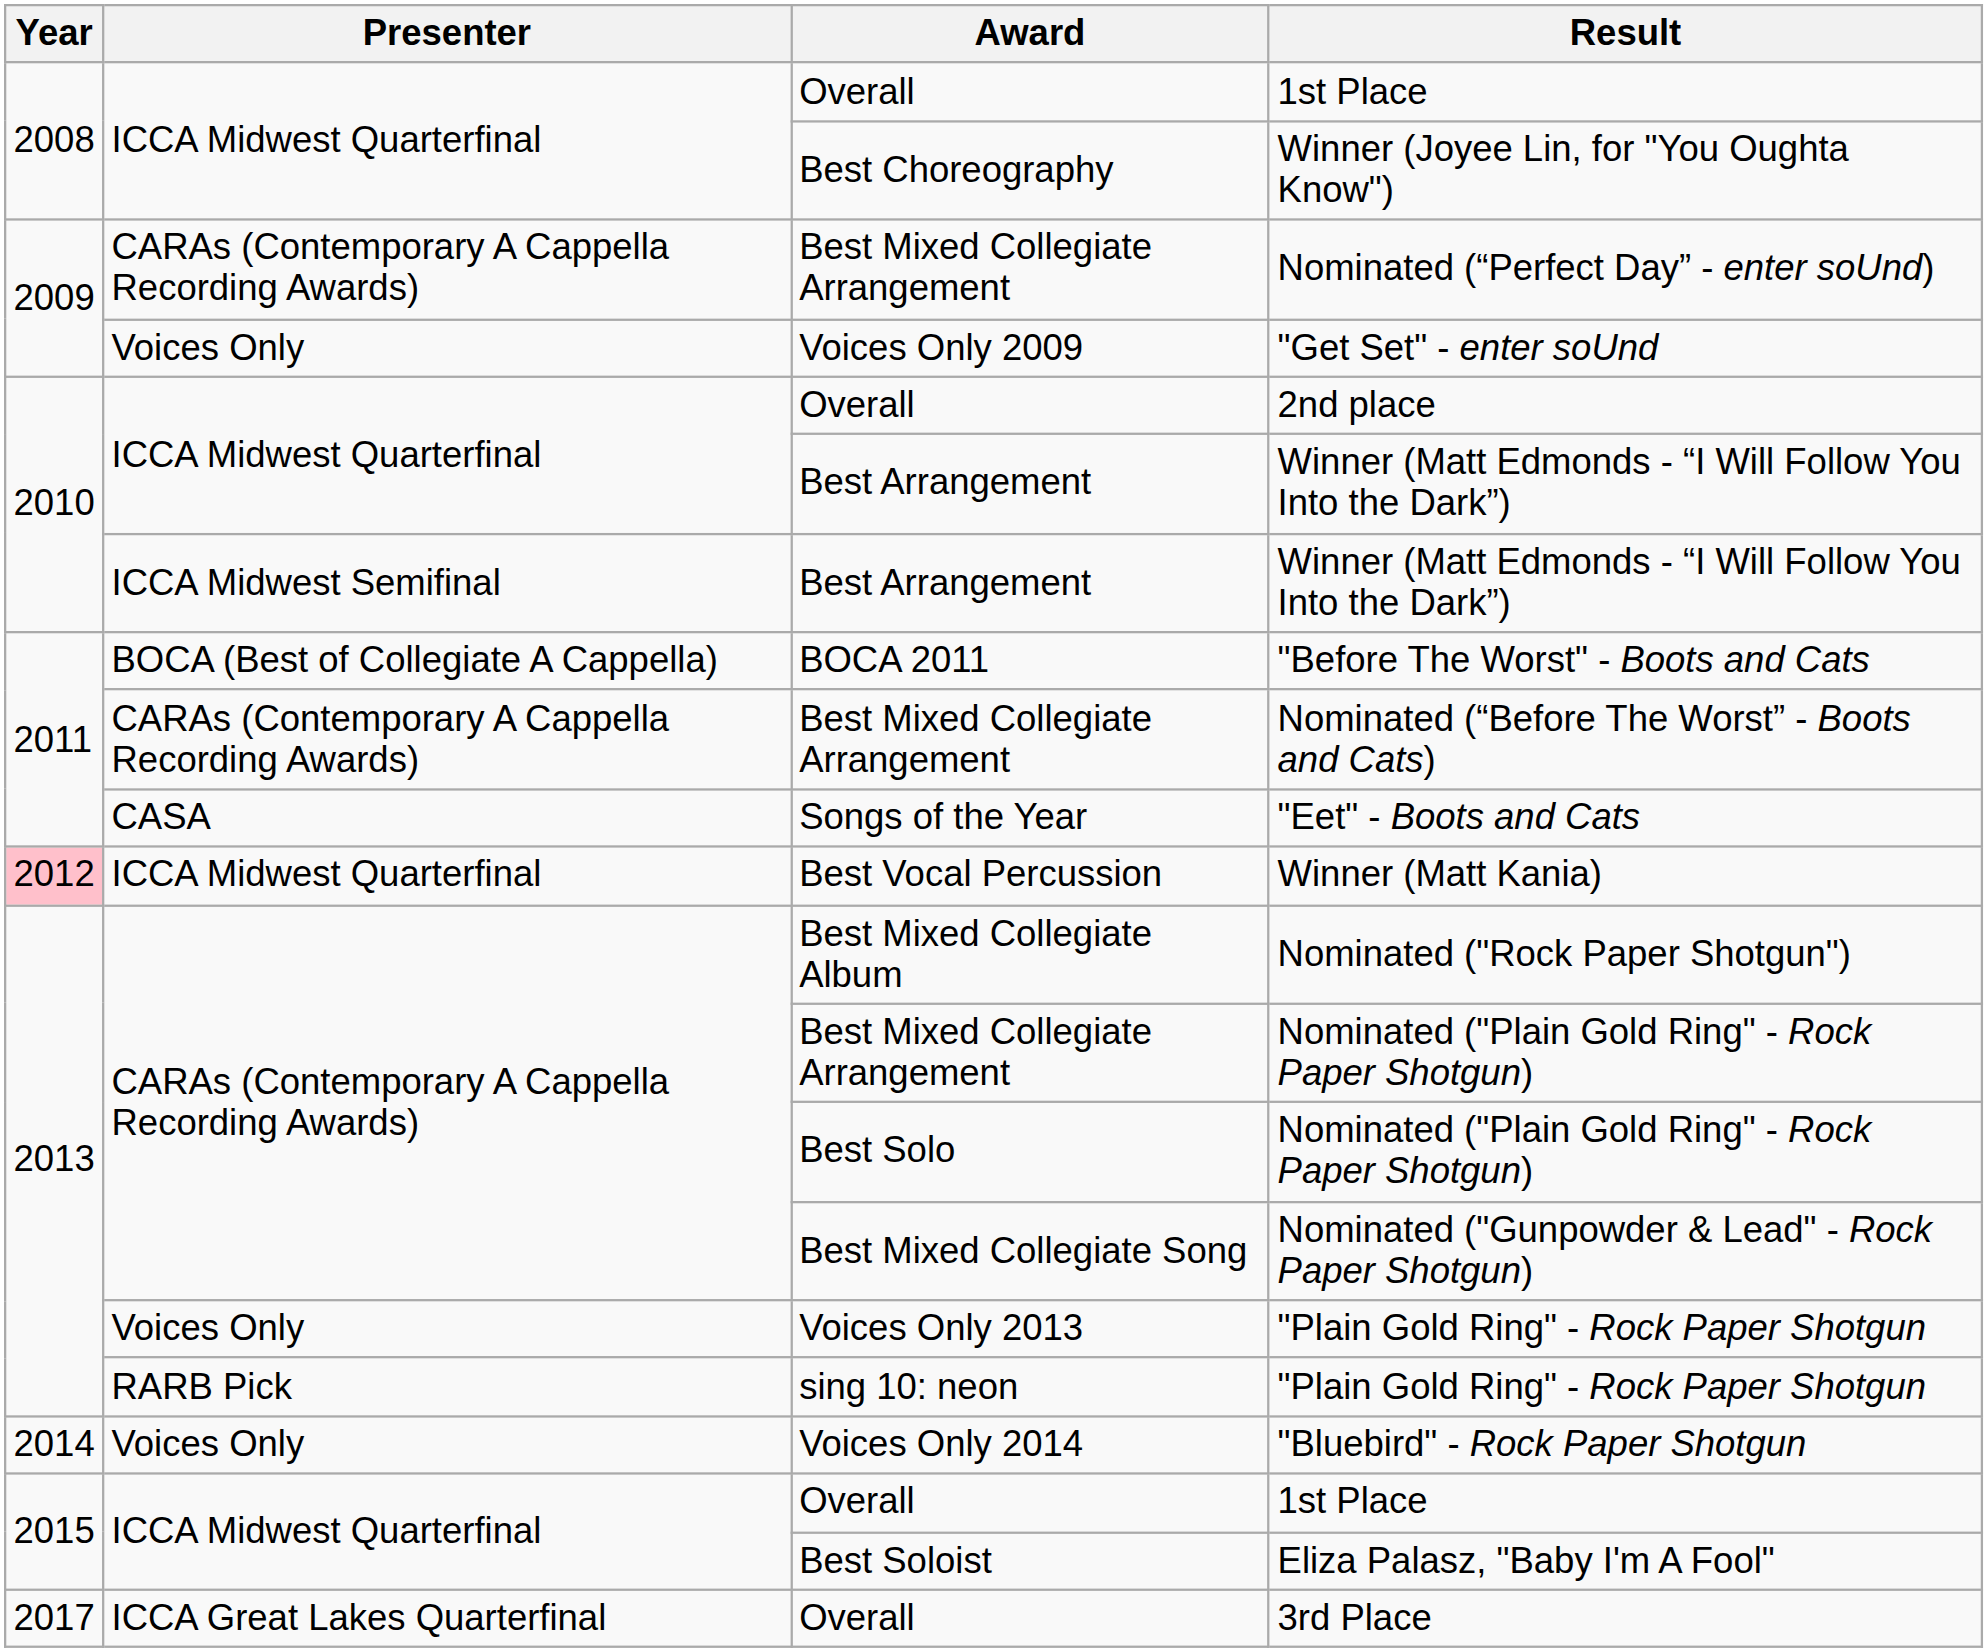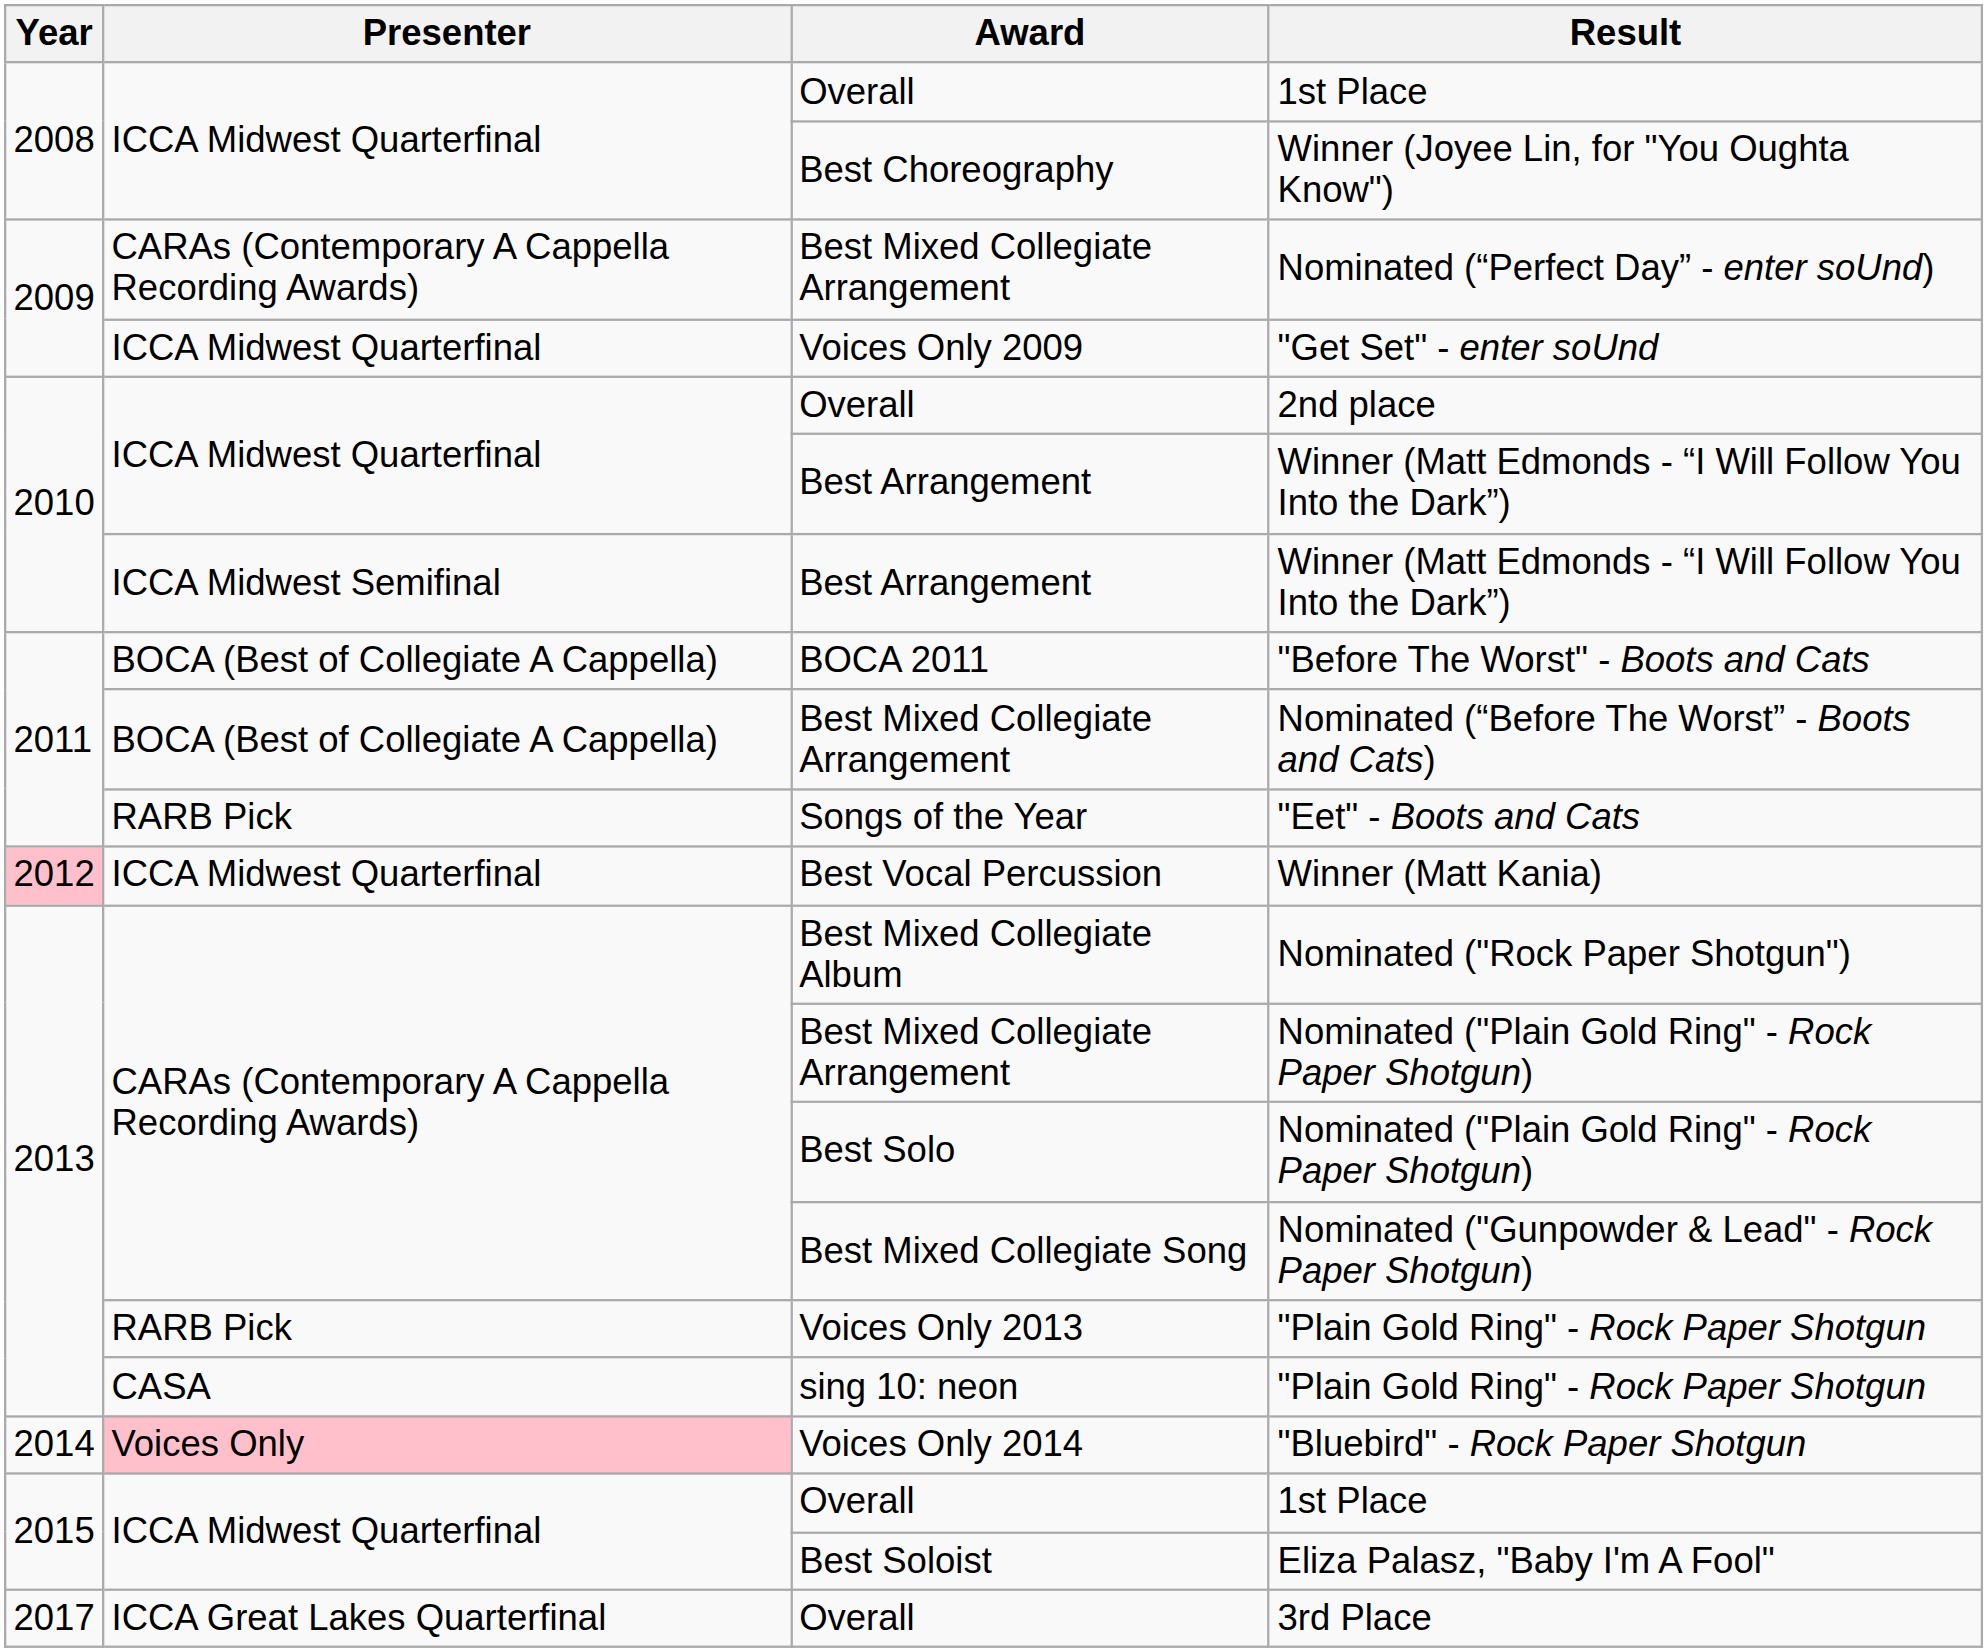(208, 346) Voices Only -> (326, 346) ICCA Midwest Quarterfinal
(390, 738) CARAs (Contemporary A Cappella Recording Awards) -> (415, 738) BOCA (Best of Collegiate A Cappella)
(161, 817) CASA -> (202, 817) RARB Pick
(208, 1328) Voices Only -> (202, 1328) RARB Pick
(202, 1386) RARB Pick -> (161, 1386) CASA
(208, 1444) no background -> (208, 1444) pink background
